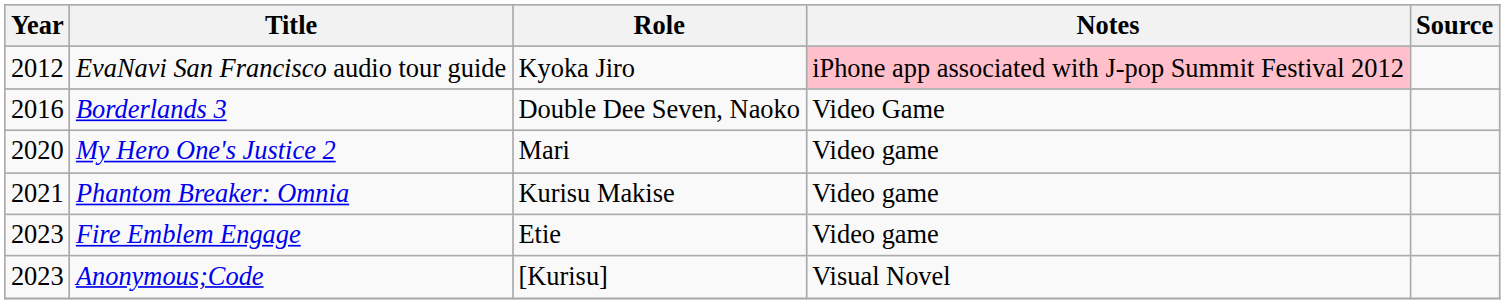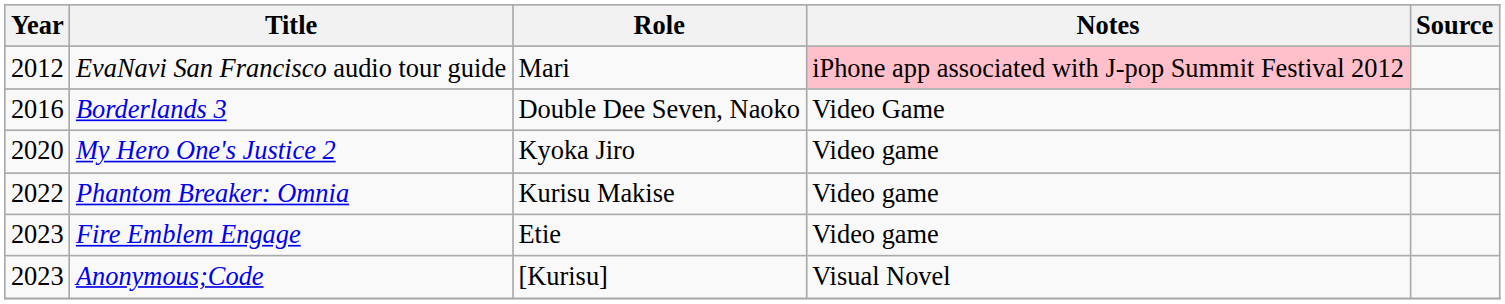(577, 67) Kyoka Jiro -> (544, 67) Mari
(544, 151) Mari -> (577, 151) Kyoka Jiro
(37, 192) 2021 -> (37, 192) 2022
